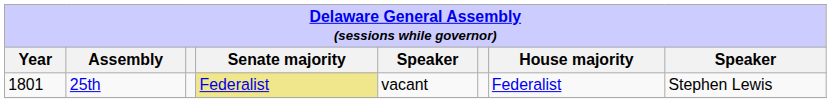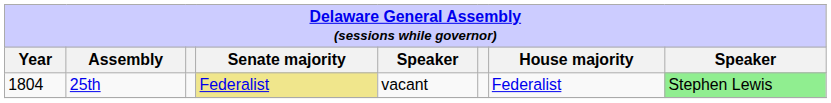(26, 85) 1801 -> (26, 85) 1804
(720, 85) no background -> (720, 85) lightgreen background
